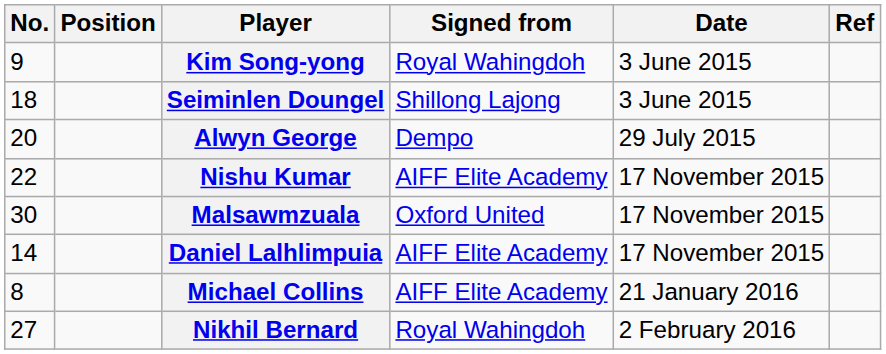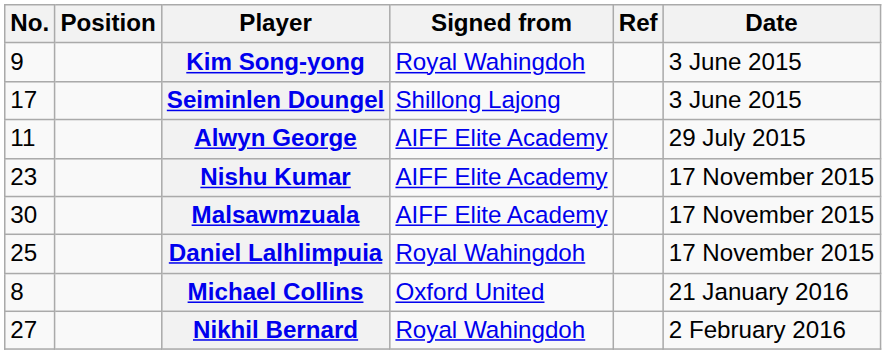columns swapped: (721, 23) <-> (855, 23)
(24, 100) 18 -> (24, 100) 17
(24, 138) 20 -> (23, 138) 11
(434, 138) Dempo -> (501, 138) AIFF Elite Academy
(24, 176) 22 -> (24, 176) 23
(470, 215) Oxford United -> (501, 215) AIFF Elite Academy
(24, 253) 14 -> (24, 253) 25
(501, 253) AIFF Elite Academy -> (490, 253) Royal Wahingdoh
(501, 291) AIFF Elite Academy -> (470, 291) Oxford United
